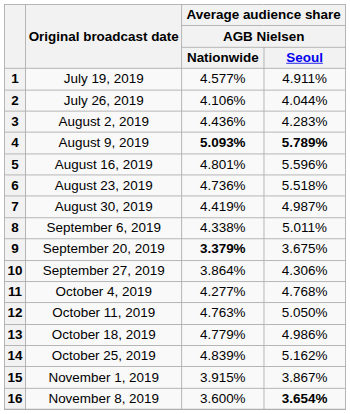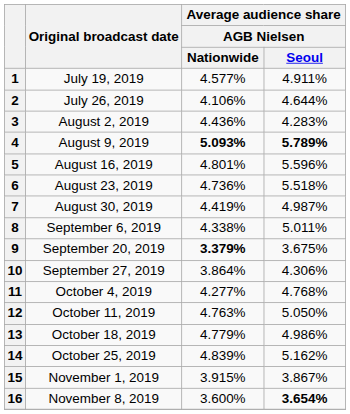(305, 100) 4.044% -> (305, 100) 4.644%
